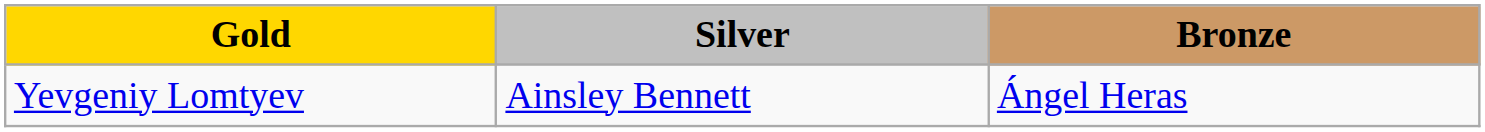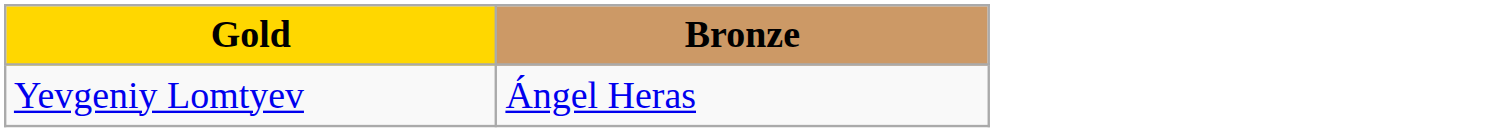- column: (742, 34)
